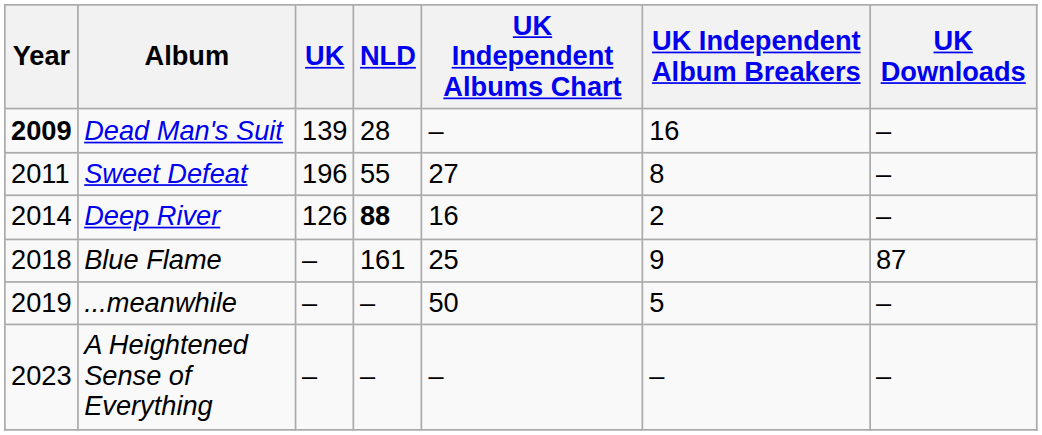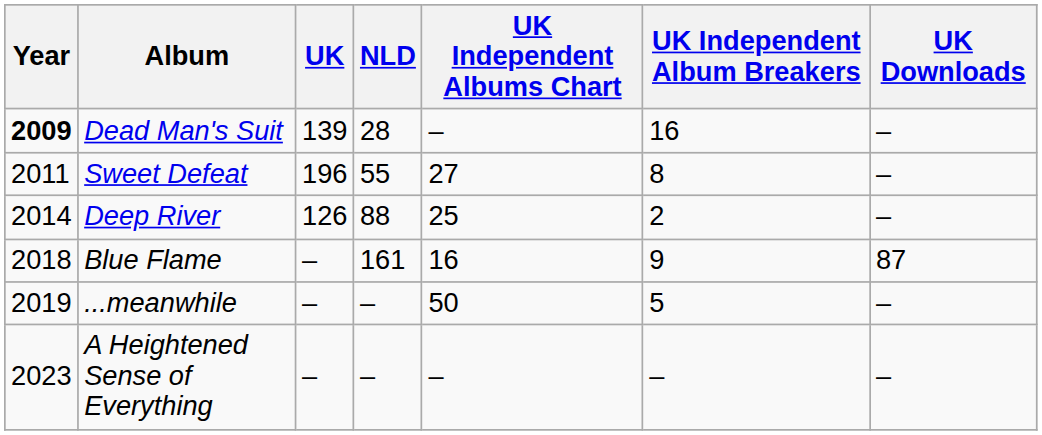(375, 216) bold -> (375, 216) normal
(444, 216) 16 -> (444, 216) 25
(444, 259) 25 -> (444, 259) 16
